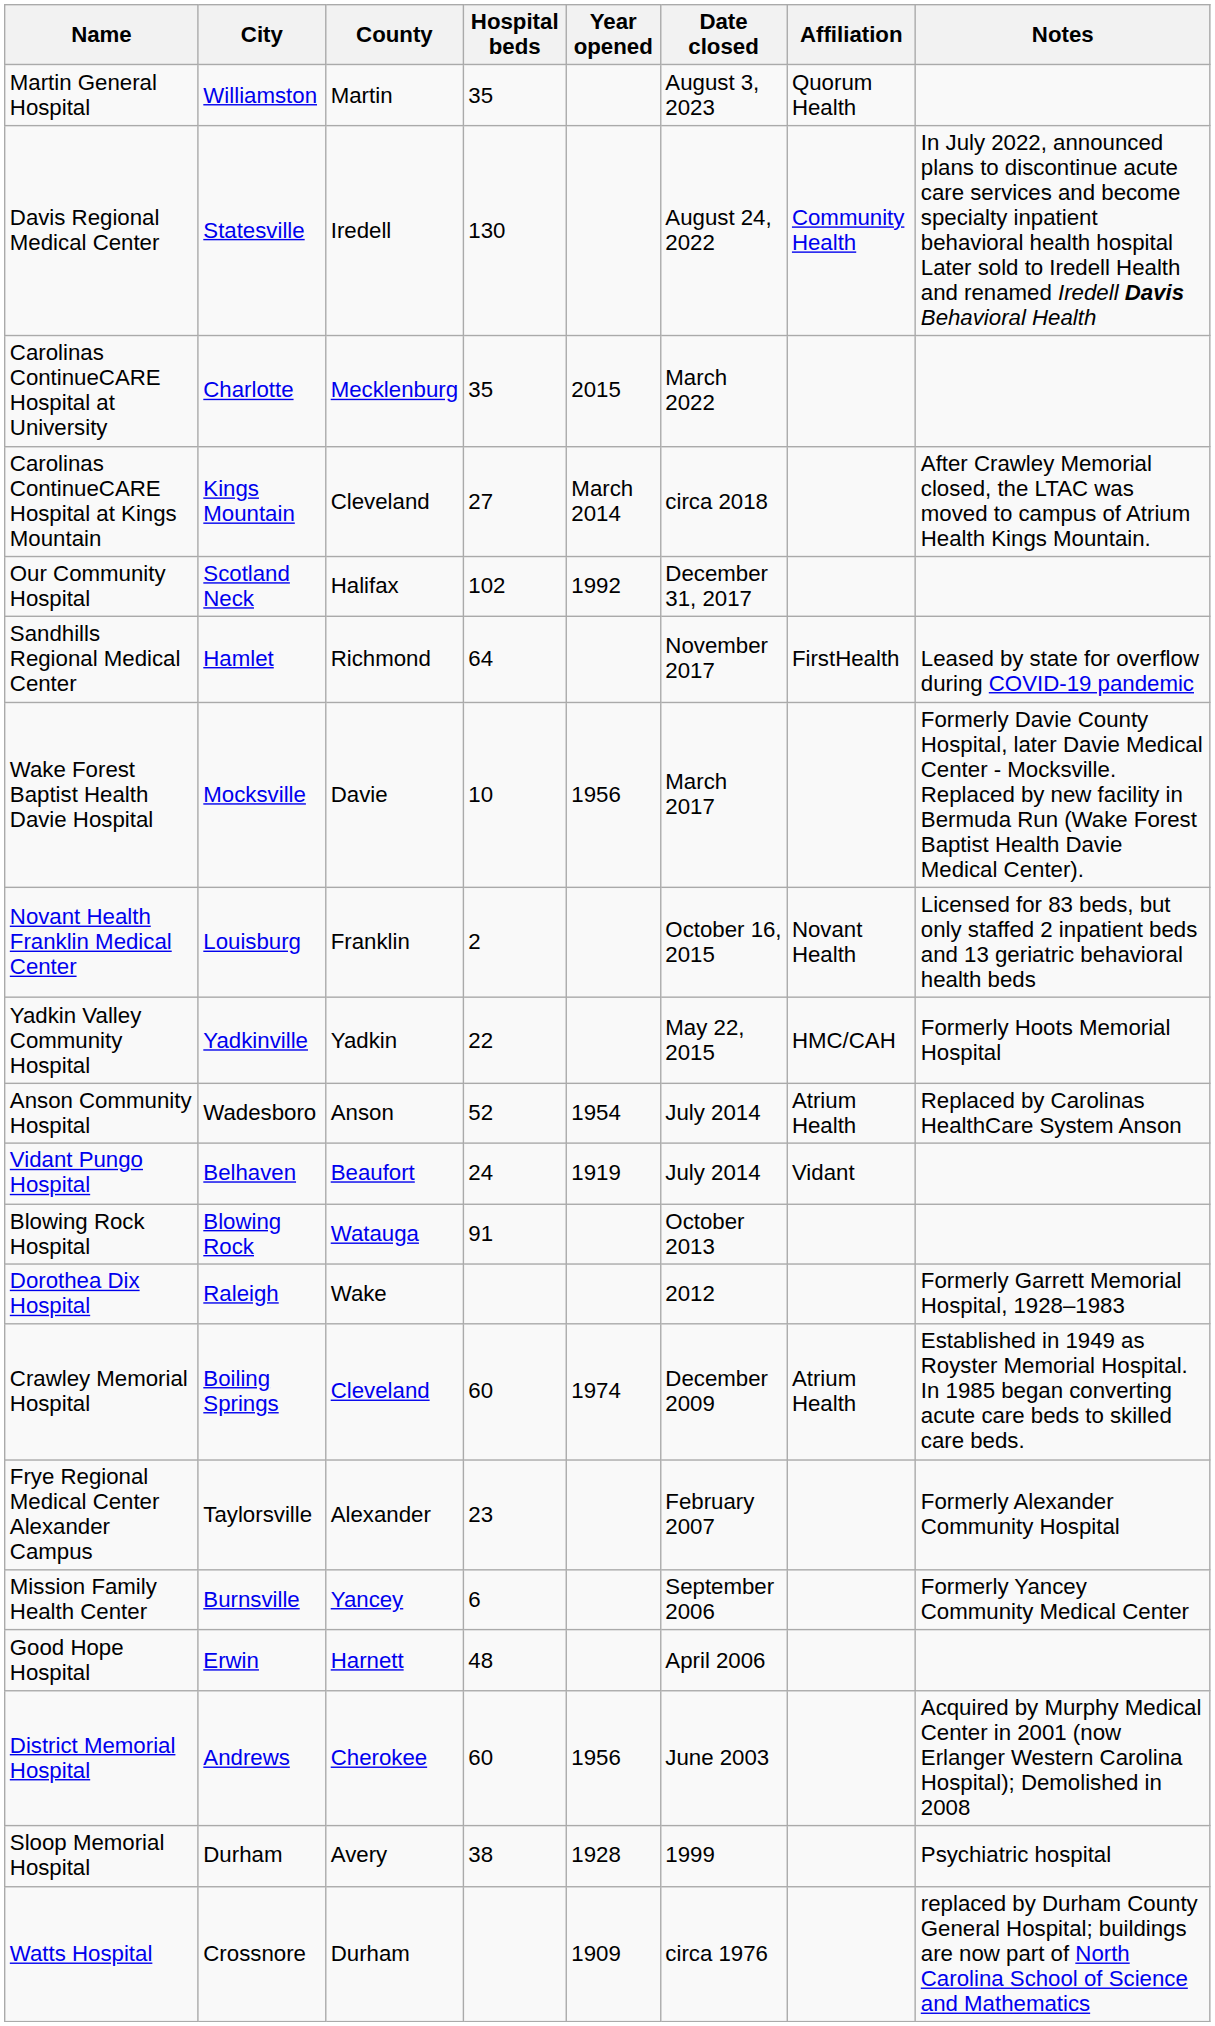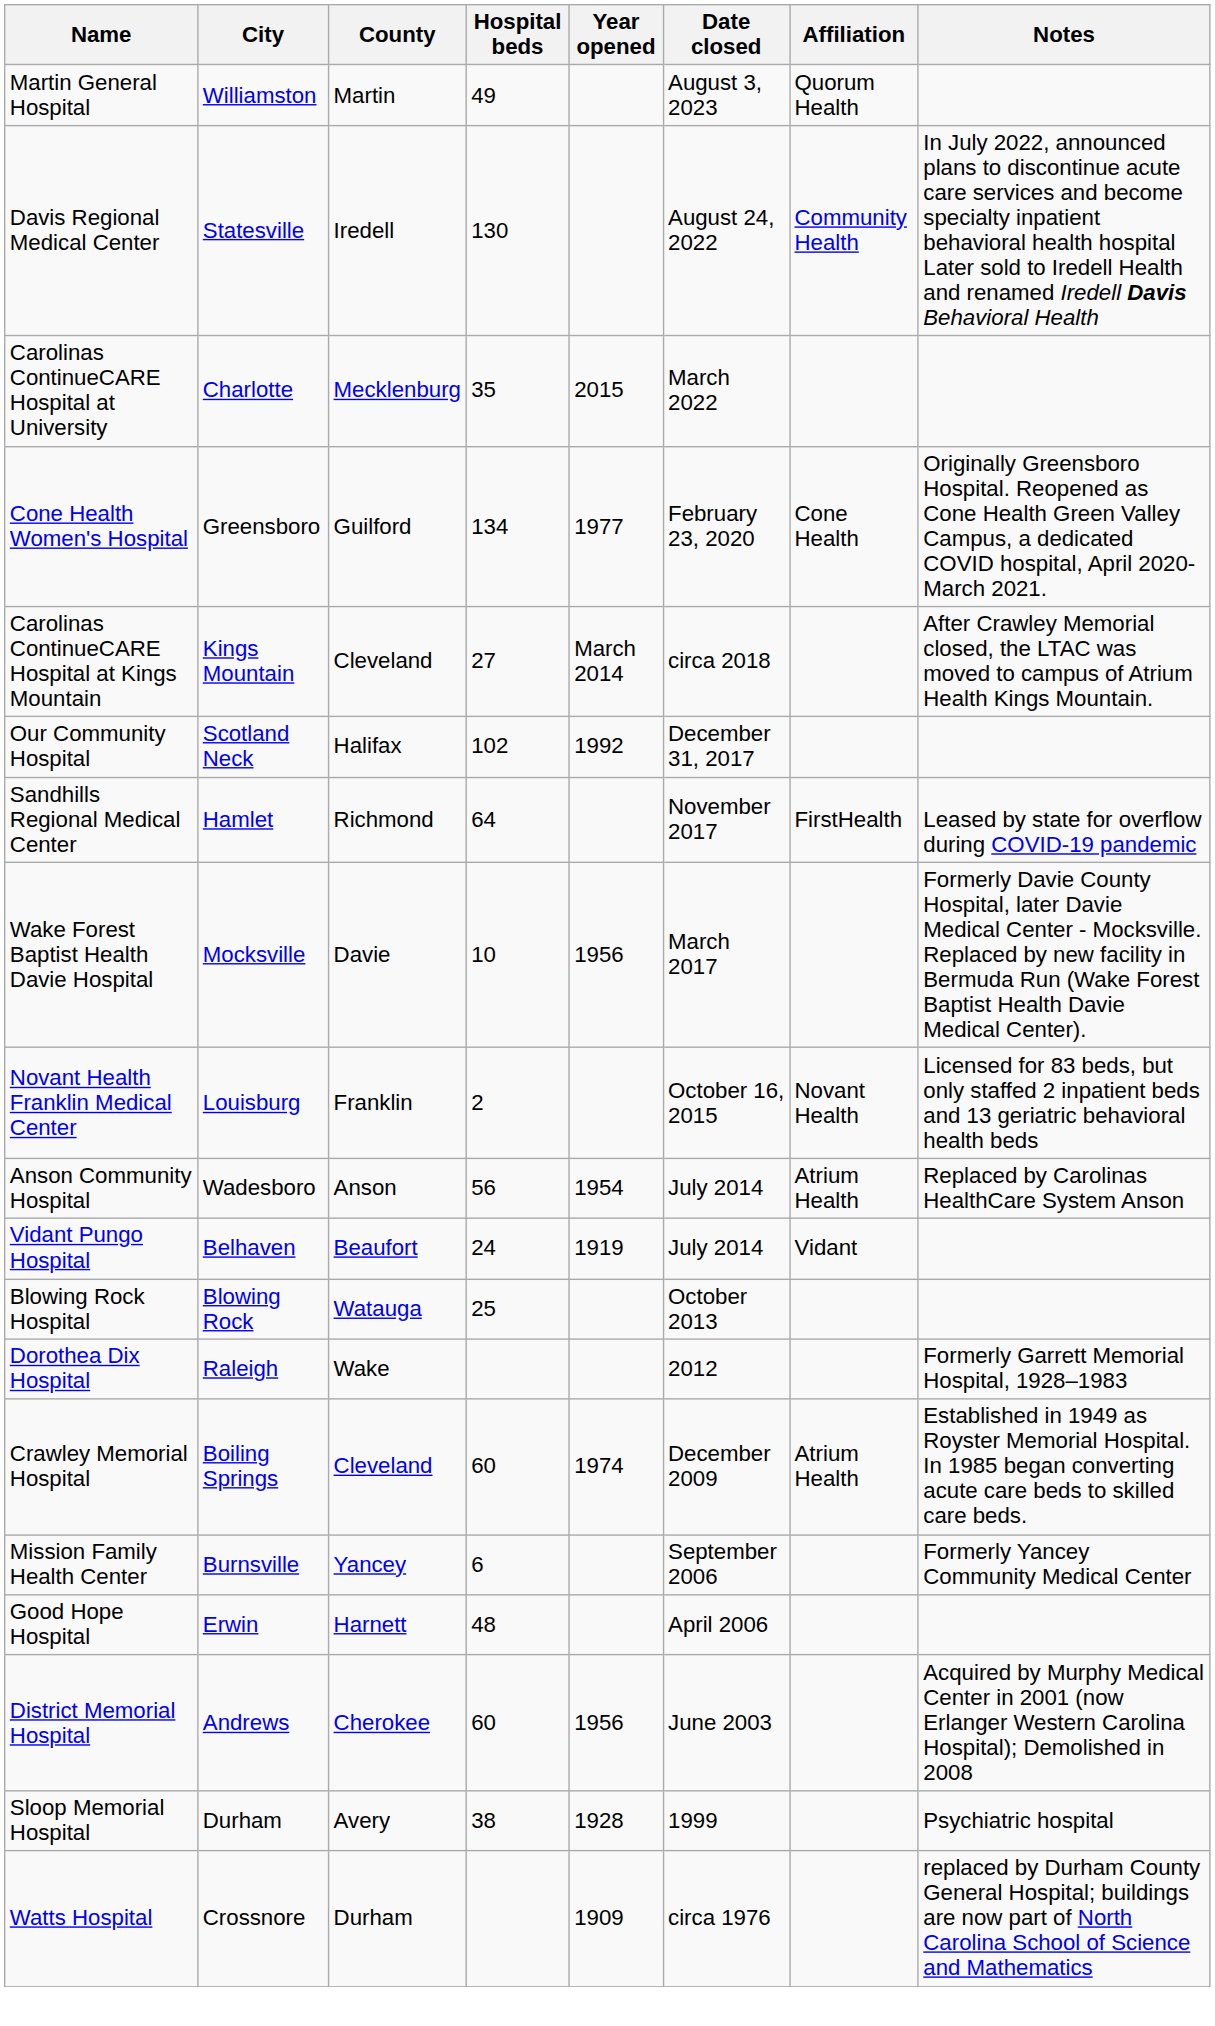(481, 94) 35 -> (484, 94) 49
+ row: (99, 526)
- row: (76, 1040)
(481, 1112) 52 -> (484, 1187) 56
(481, 1233) 91 -> (484, 1308) 25
- row: (85, 1514)
